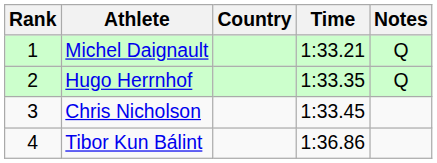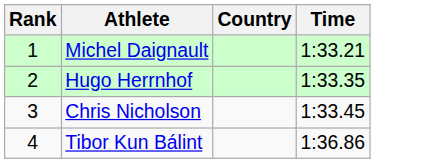- column: (401, 19)
